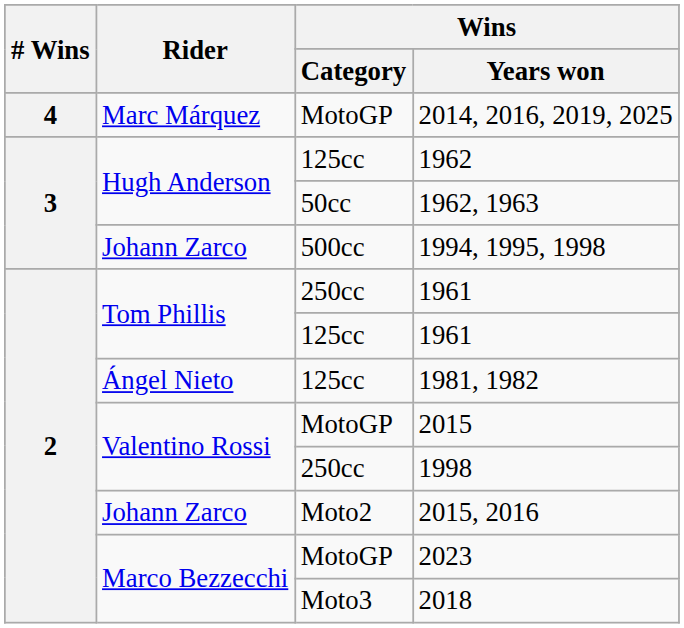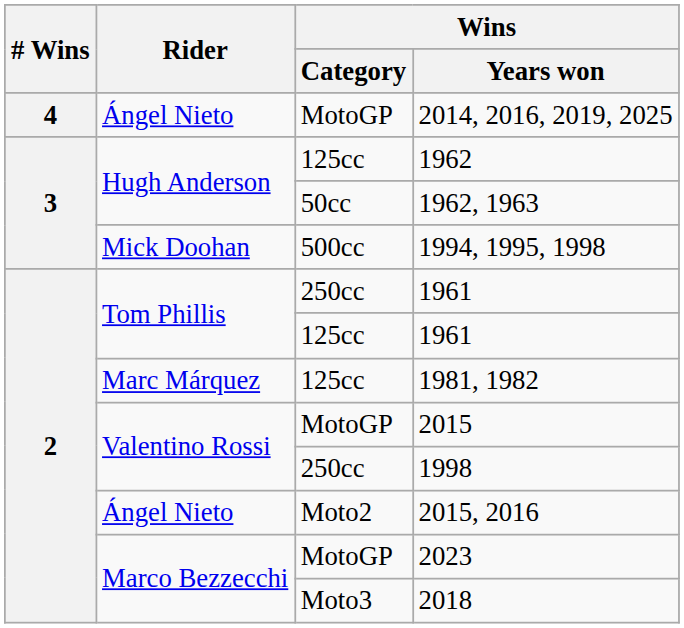(181, 114) Marc Márquez -> (168, 114) Ángel Nieto
(174, 247) Johann Zarco -> (176, 247) Mick Doohan
(168, 379) Ángel Nieto -> (181, 379) Marc Márquez
(174, 511) Johann Zarco -> (168, 511) Ángel Nieto
